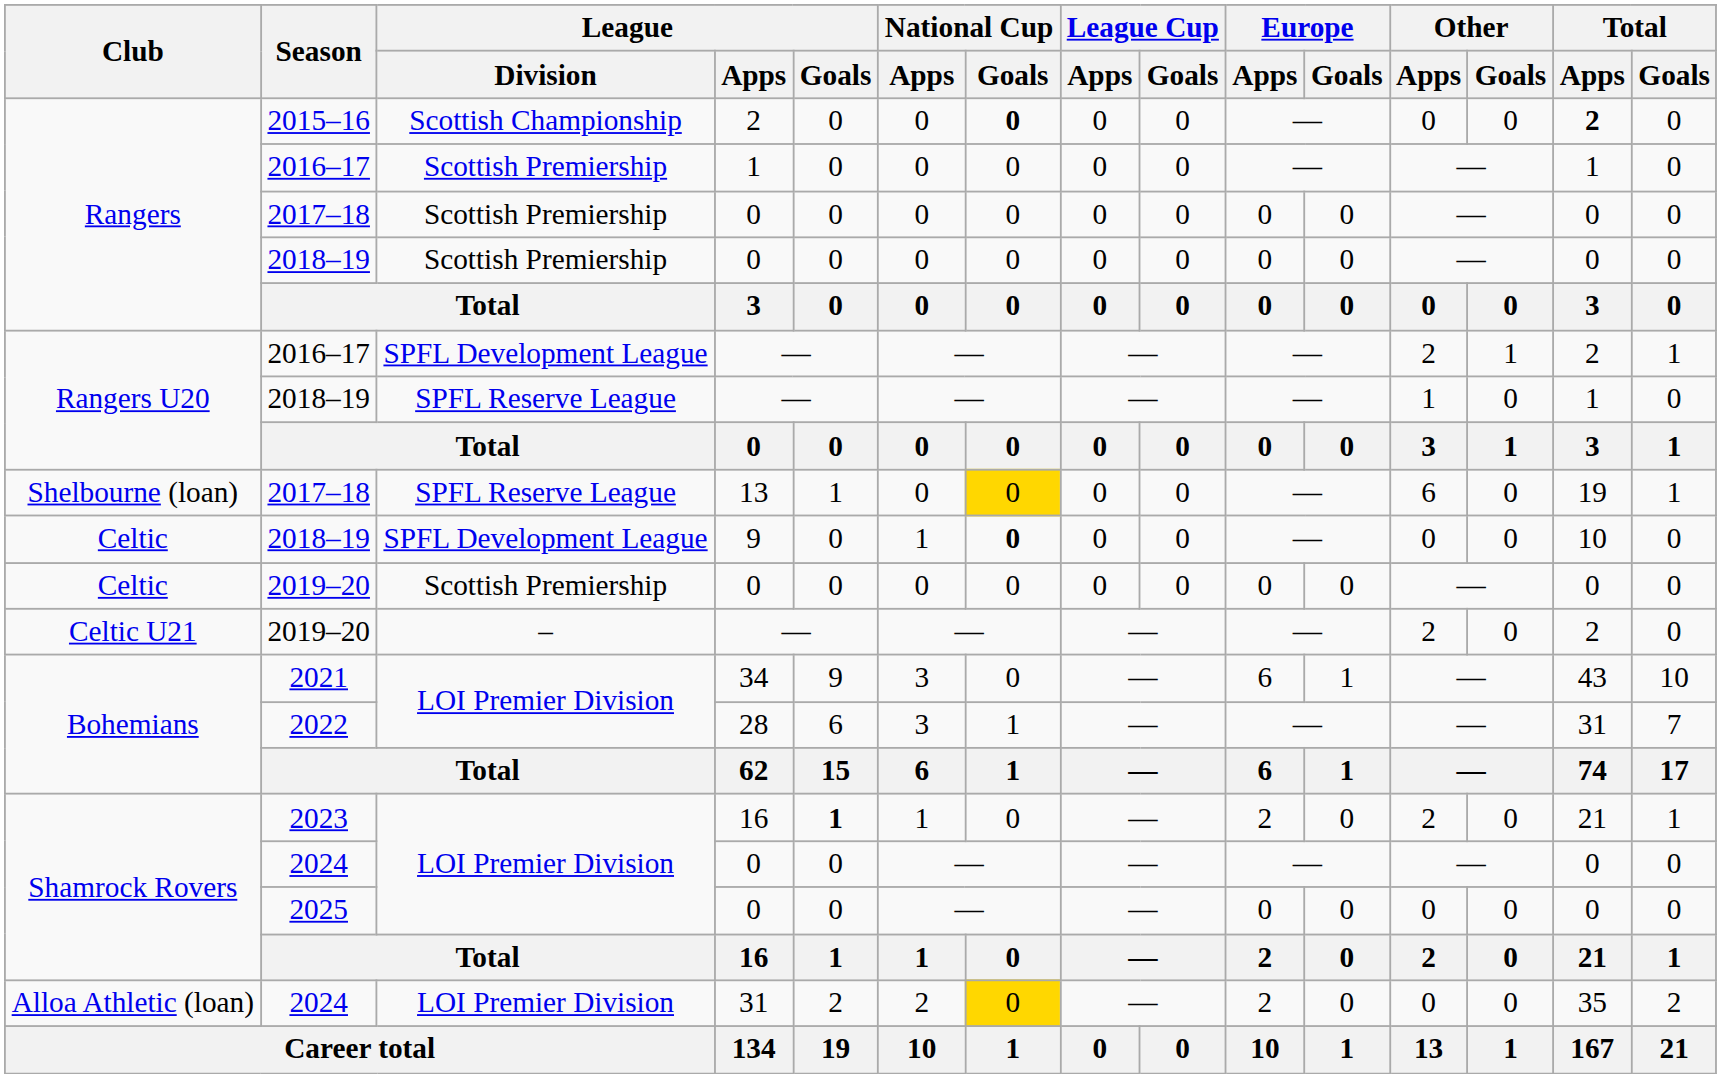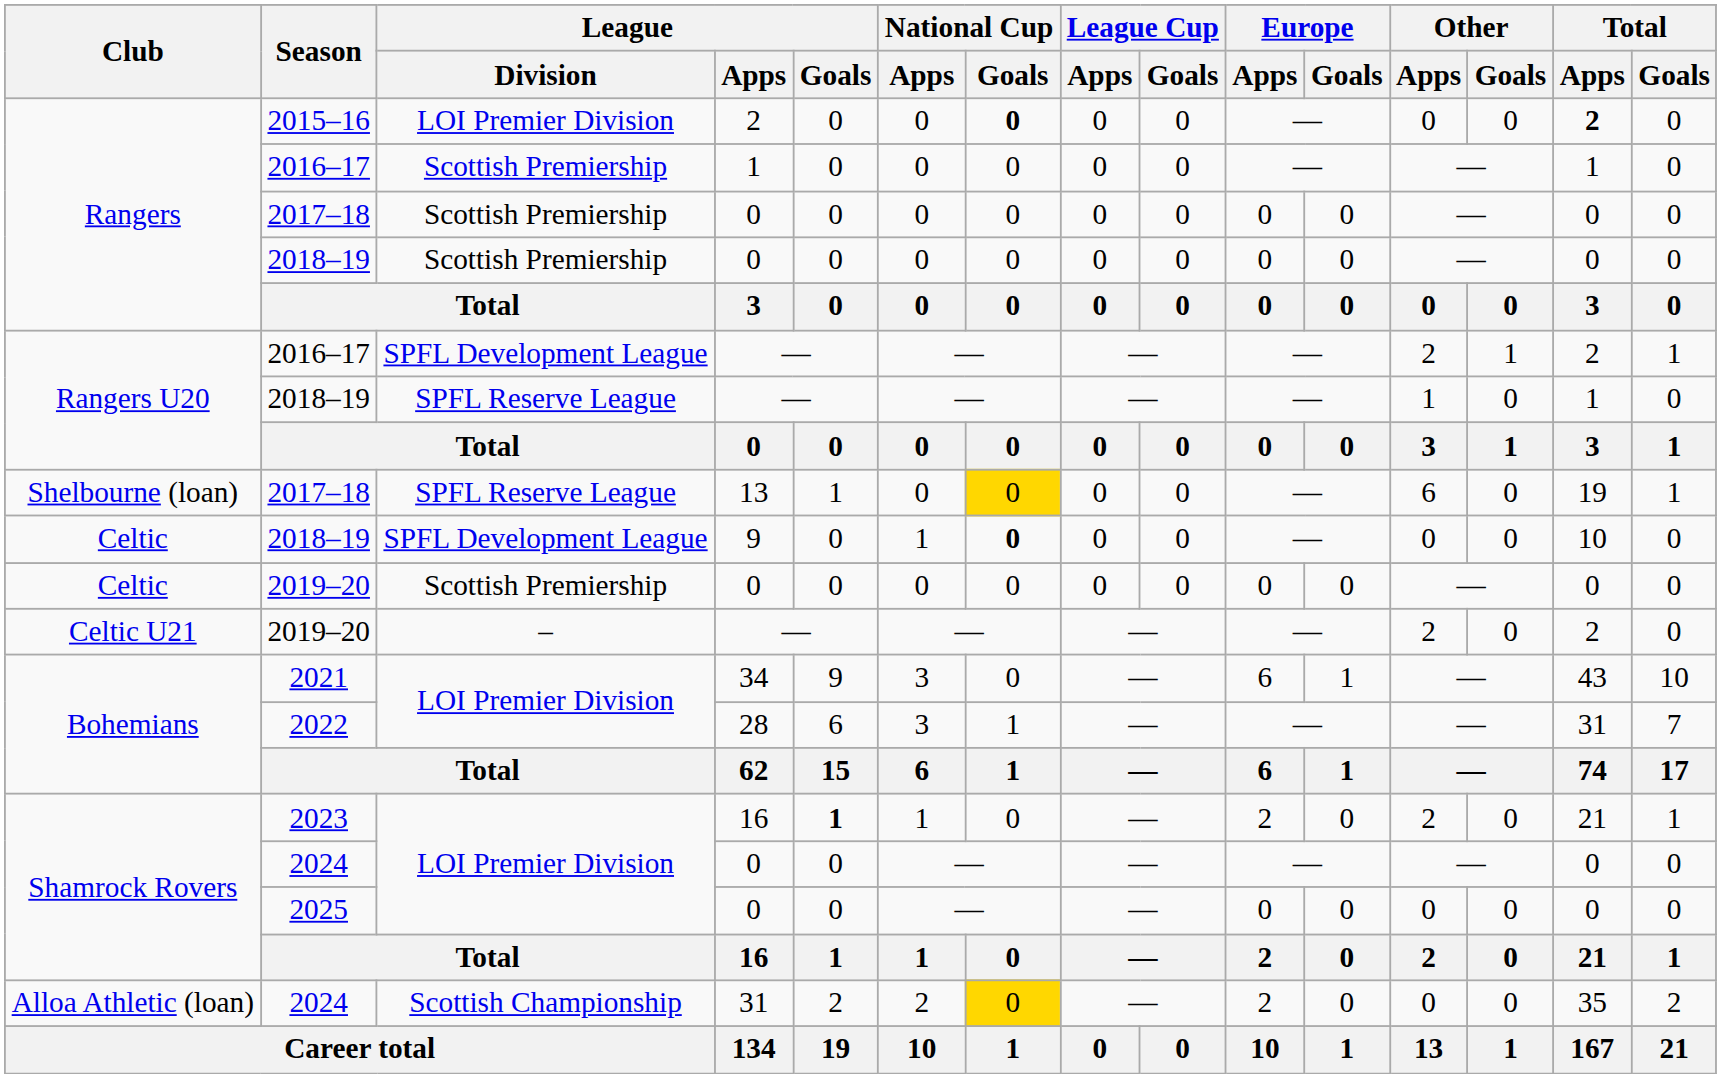(546, 120) Scottish Championship -> (546, 120) LOI Premier Division
(546, 1002) LOI Premier Division -> (546, 1002) Scottish Championship
